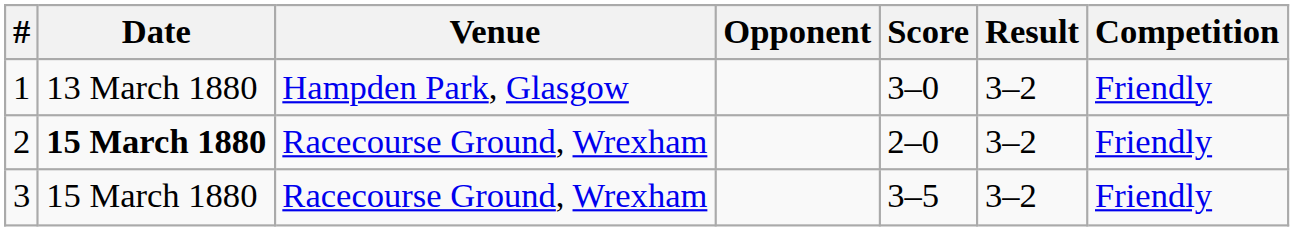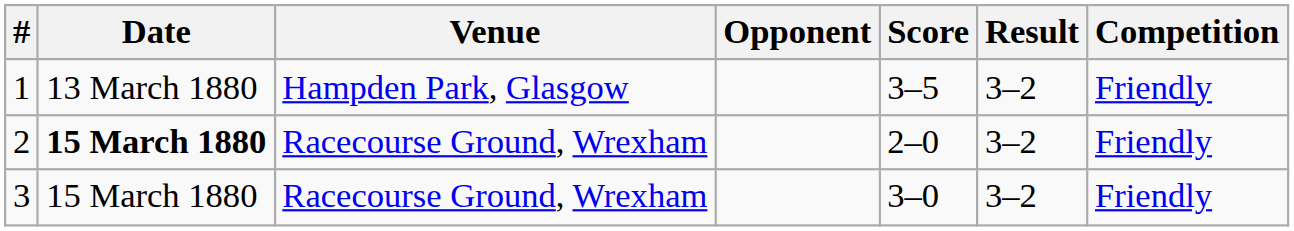(913, 86) 3–0 -> (913, 86) 3–5
(913, 196) 3–5 -> (913, 196) 3–0
